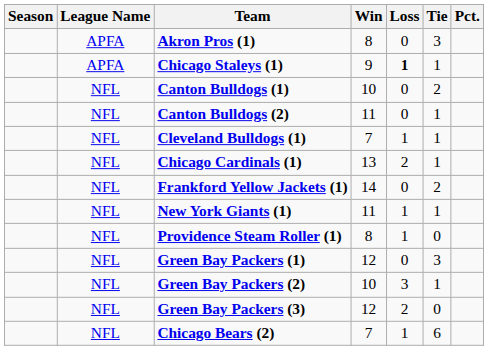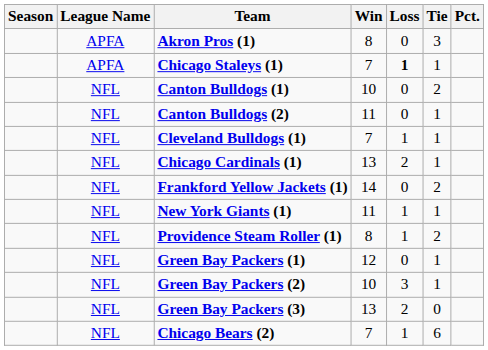(369, 65) 9 -> (369, 65) 7
(437, 235) 0 -> (437, 235) 2
(437, 260) 3 -> (437, 260) 1
(369, 308) 12 -> (369, 308) 13
